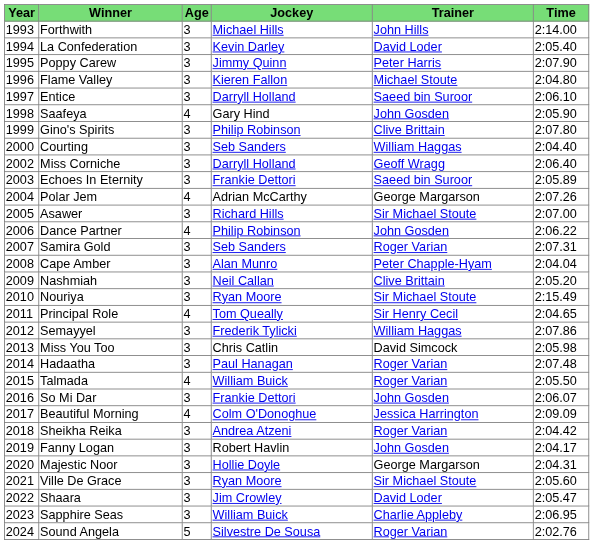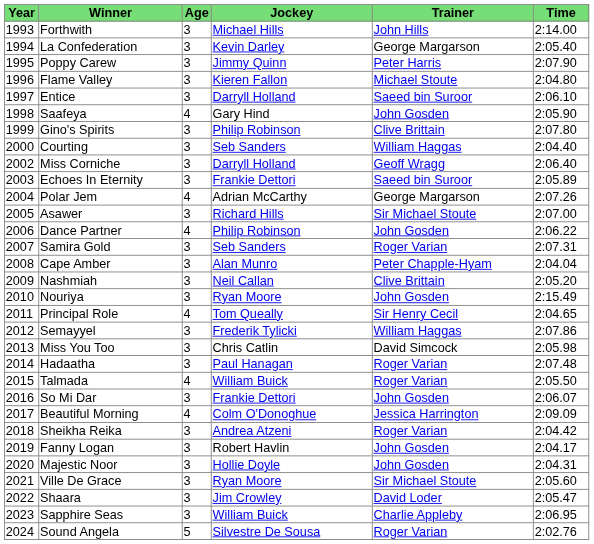(408, 46) David Loder -> (427, 46) George Margarson
(425, 297) Sir Michael Stoute -> (411, 297) John Gosden
(427, 464) George Margarson -> (411, 464) John Gosden
